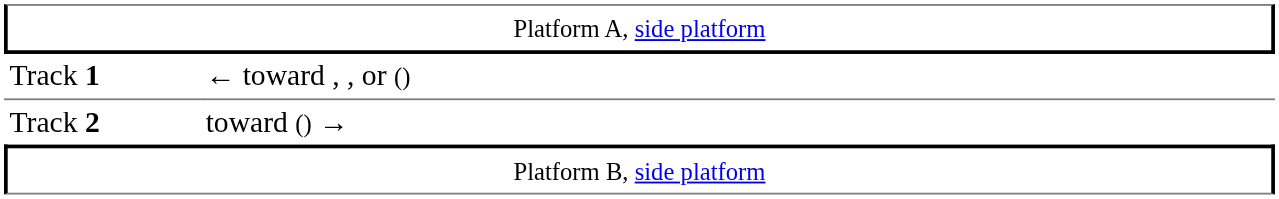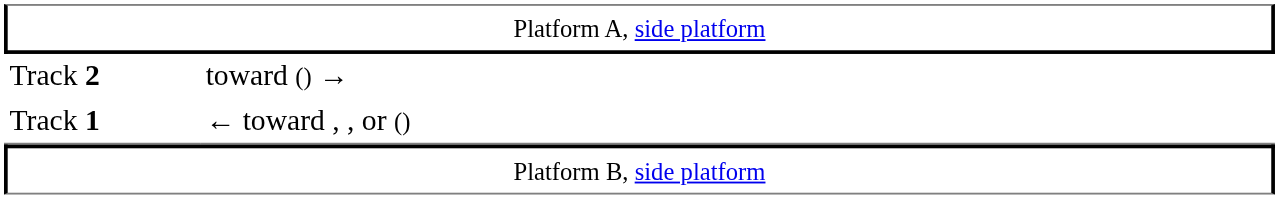rows swapped: (55, 75) <-> (55, 121)
